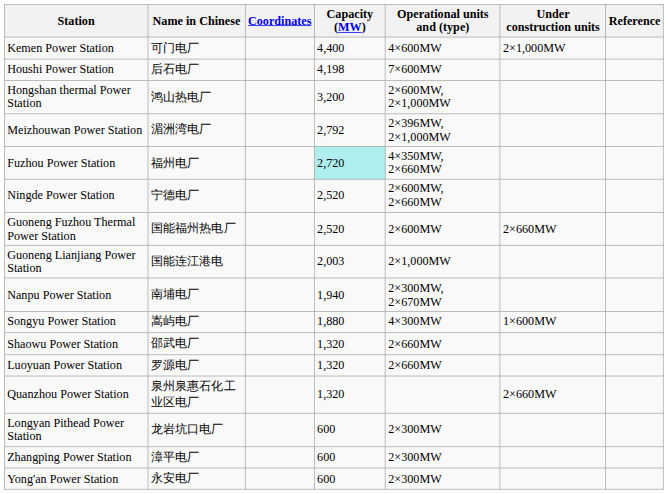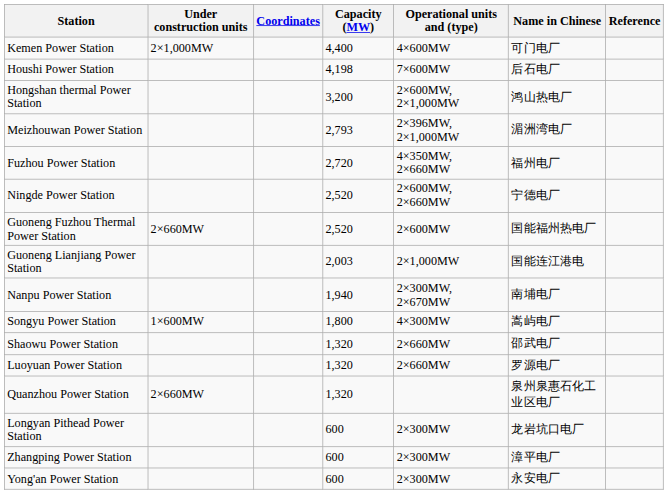columns swapped: (196, 20) <-> (553, 20)
(331, 130) 2,792 -> (339, 130) 2,793
(331, 163) paleturquoise background -> (339, 163) no background
(331, 322) 1,880 -> (339, 322) 1,800
